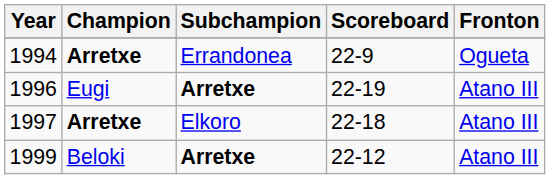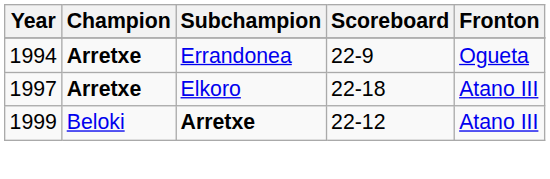- row: (33, 88)
